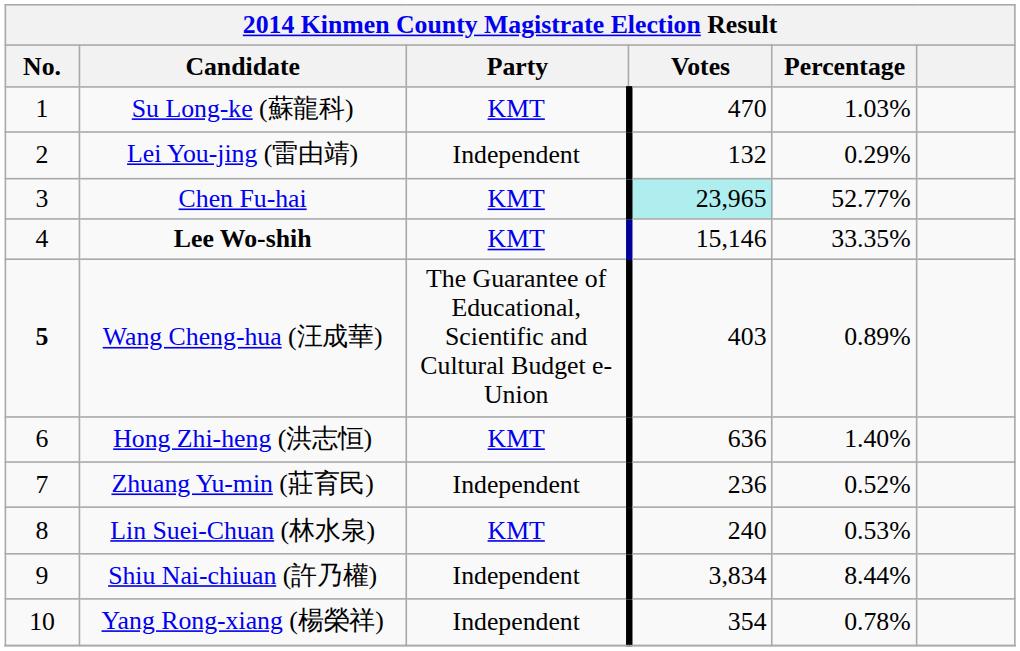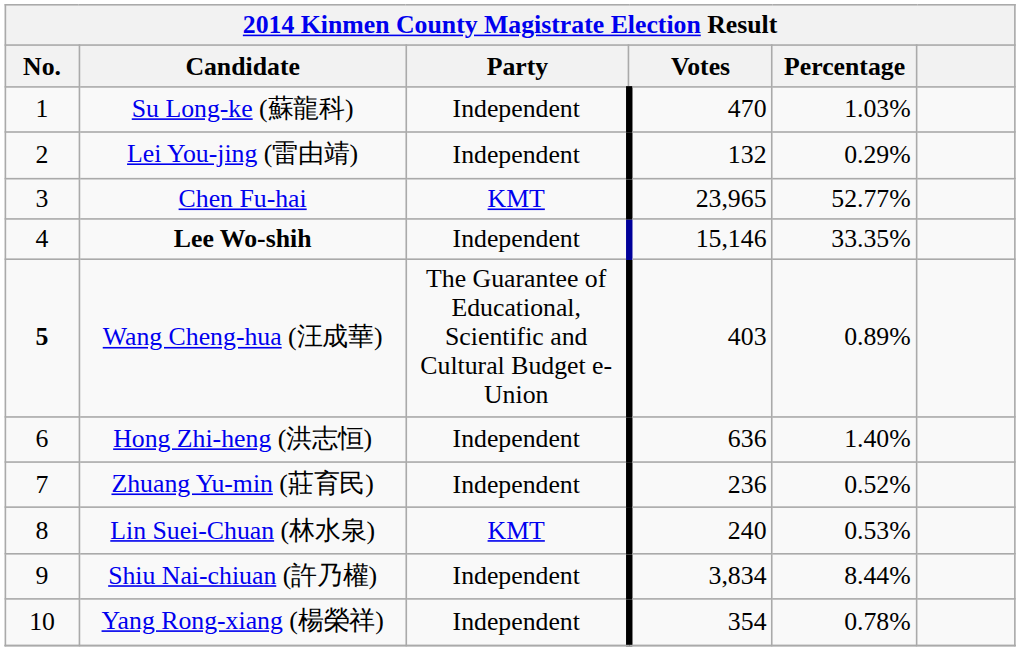(516, 109) KMT -> (516, 109) Independent
(731, 198) paleturquoise background -> (731, 198) no background
(516, 238) KMT -> (516, 238) Independent
(516, 438) KMT -> (516, 438) Independent
